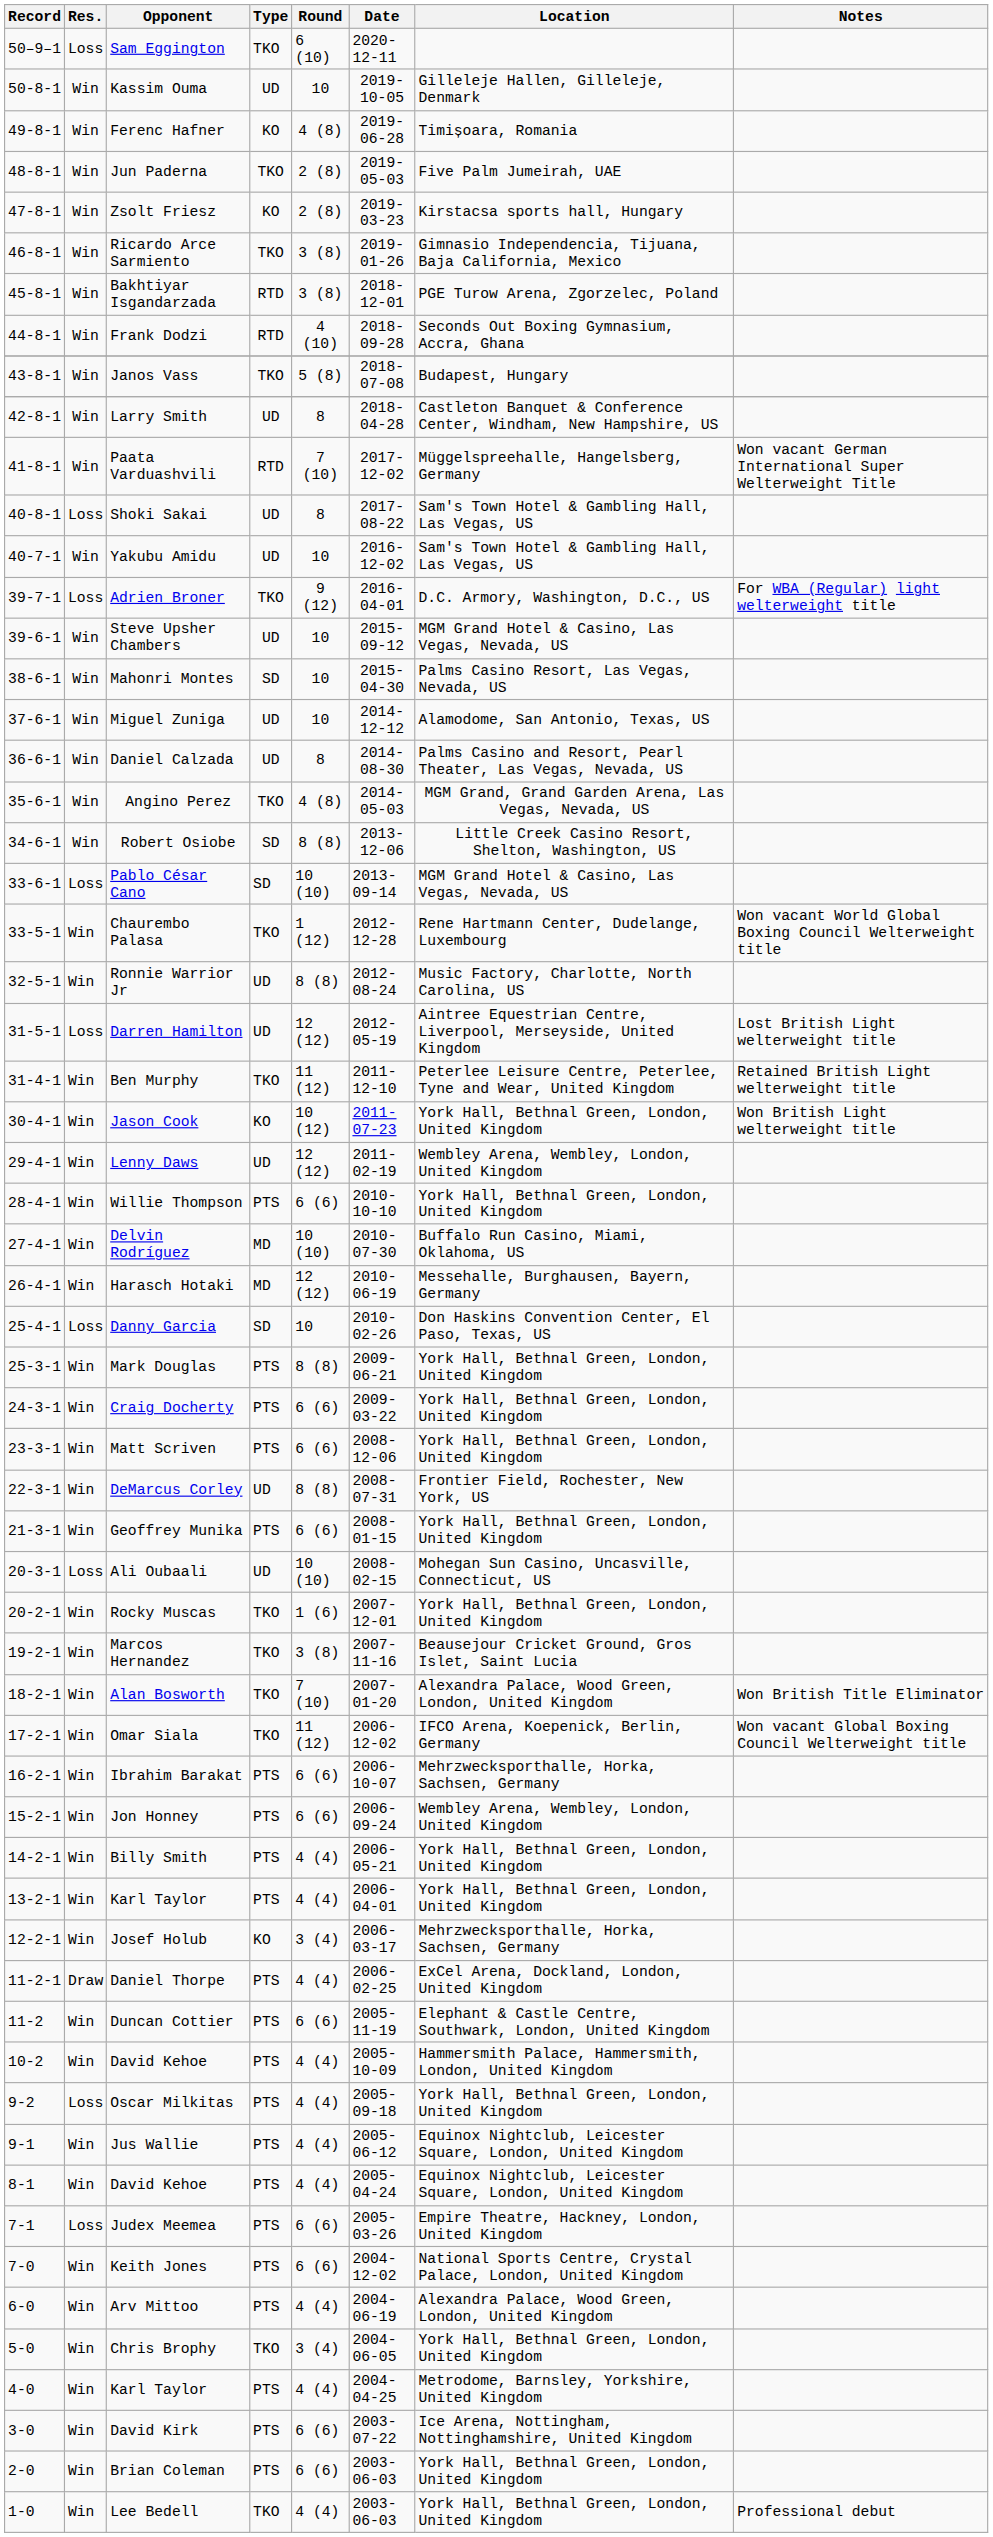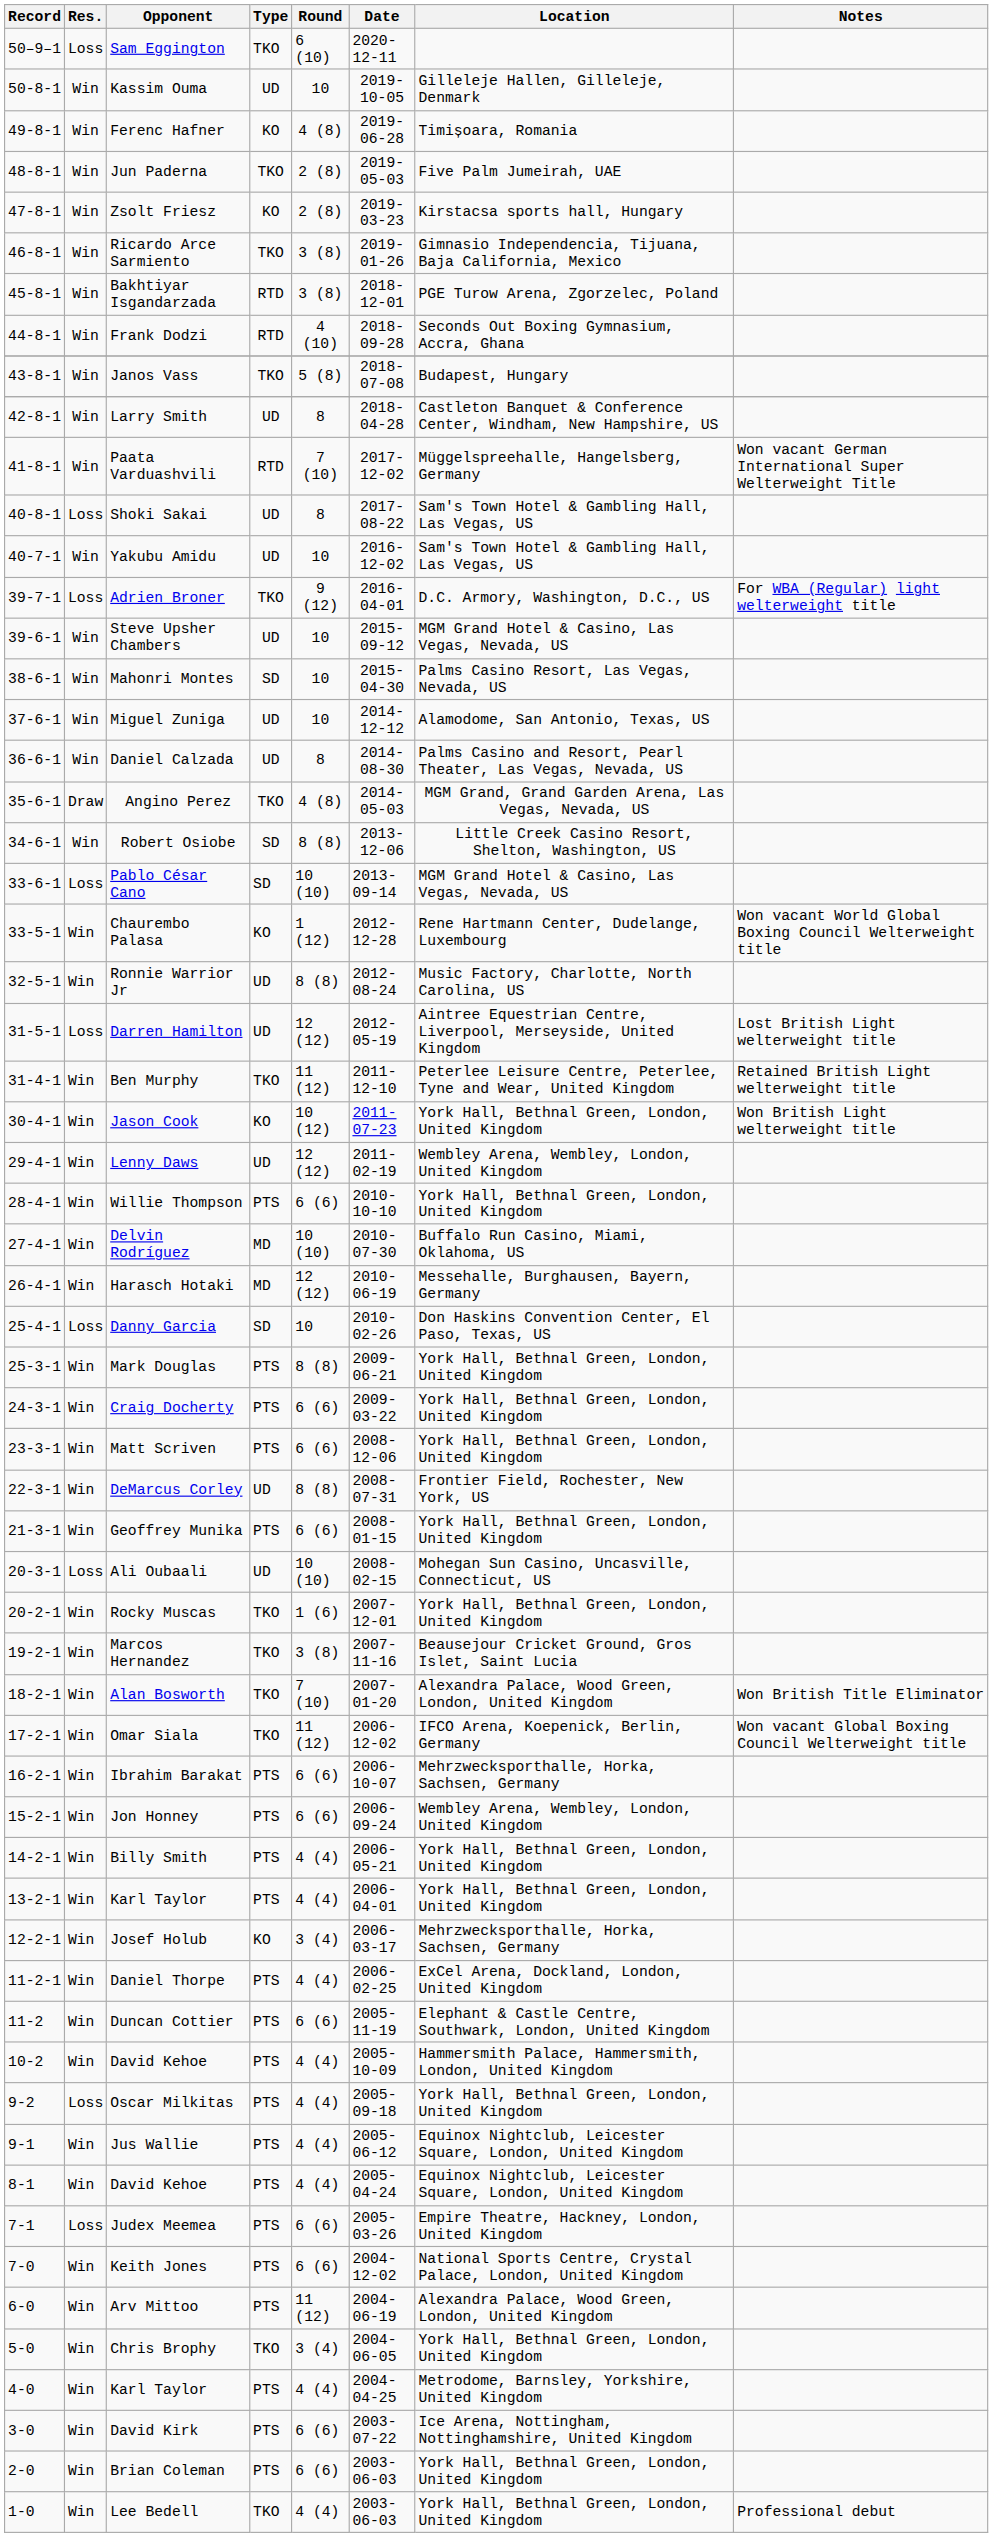(86, 802) Win -> (86, 802) Draw
(266, 933) TKO -> (262, 933) KO
(86, 1981) Draw -> (81, 1981) Win
(317, 2308) 4 (4) -> (313, 2308) 11 (12)
